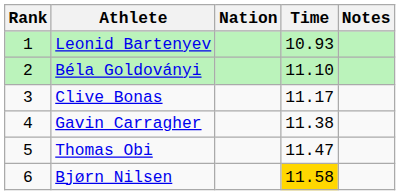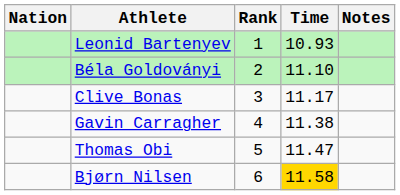columns swapped: (28, 18) <-> (248, 18)
